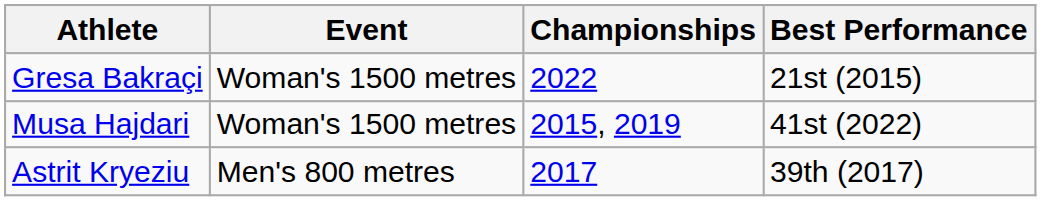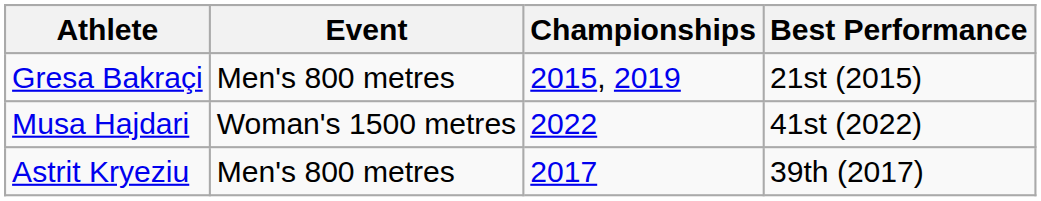(366, 77) Woman's 1500 metres -> (336, 77) Men's 800 metres
(564, 77) 2022 -> (606, 77) 2015, 2019
(606, 124) 2015, 2019 -> (564, 124) 2022
